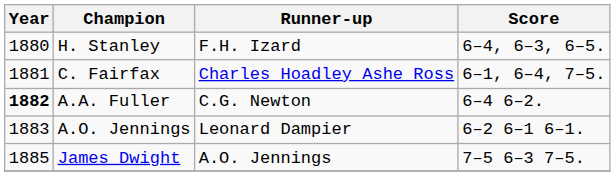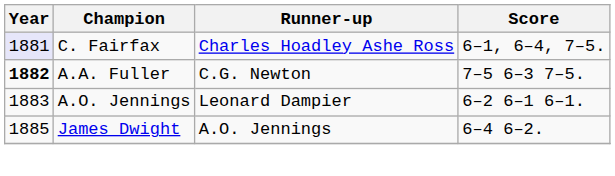- row: (109, 46)
(29, 74) no background -> (29, 46) lavender background
(503, 102) 6–4 6–2. -> (524, 74) 7–5 6–3 7–5.
(524, 157) 7–5 6–3 7–5. -> (503, 130) 6–4 6–2.
